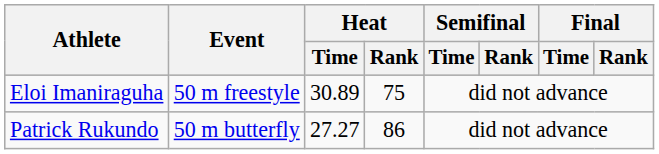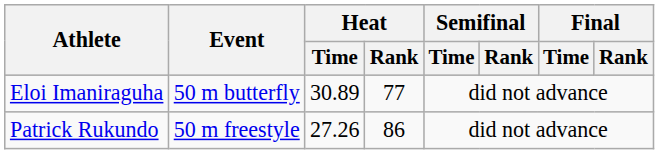(237, 93) 50 m freestyle -> (237, 93) 50 m butterfly
(394, 93) 75 -> (394, 93) 77
(237, 130) 50 m butterfly -> (237, 130) 50 m freestyle
(335, 130) 27.27 -> (335, 130) 27.26
